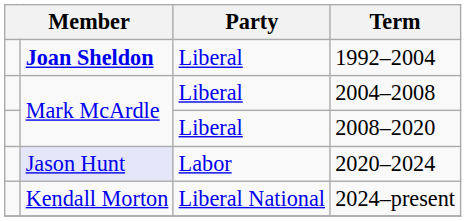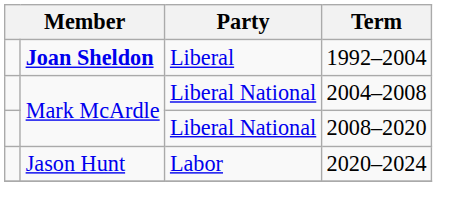(211, 92) Liberal -> (243, 92) Liberal National
(211, 127) Liberal -> (243, 127) Liberal National
(75, 163) lavender background -> (75, 163) no background
- row: (395, 198)
